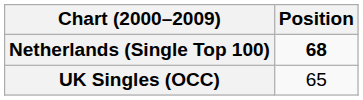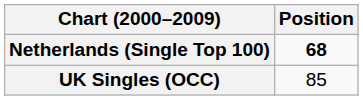(316, 79) 65 -> (316, 79) 85
